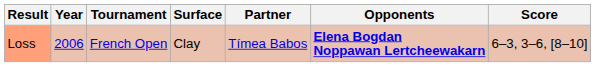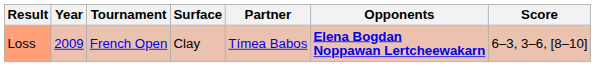(69, 43) 2006 -> (69, 43) 2009
